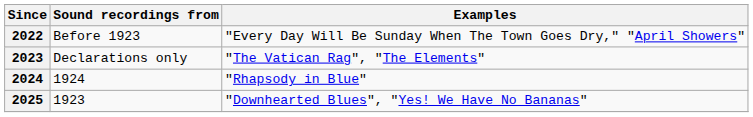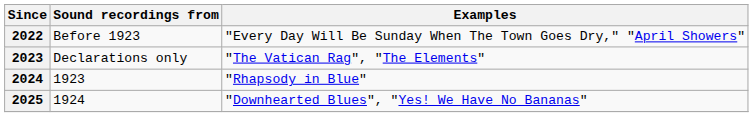(69, 79) 1924 -> (69, 79) 1923
(69, 101) 1923 -> (69, 101) 1924
